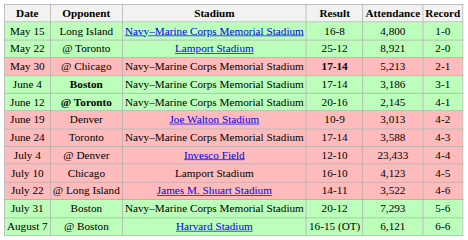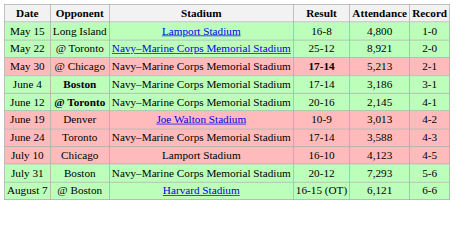(214, 31) Navy–Marine Corps Memorial Stadium -> (201, 31) Lamport Stadium
(214, 48) Lamport Stadium -> (201, 48) Navy–Marine Corps Memorial Stadium
- row: (27, 155)
- row: (27, 191)
